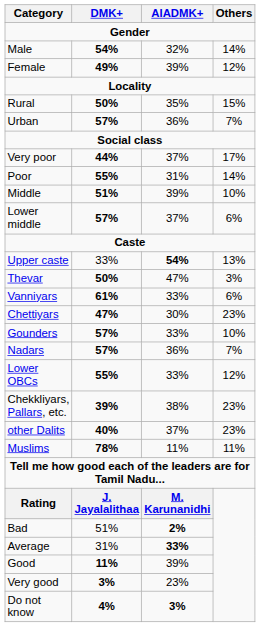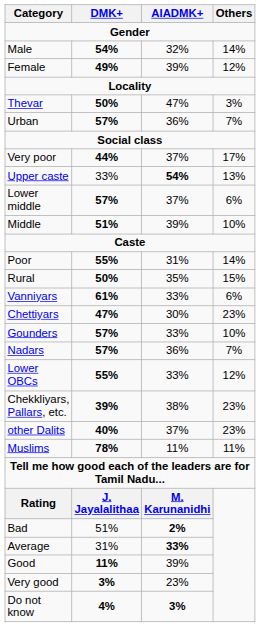rows swapped: (21, 103) <-> (25, 278)
rows swapped: (19, 176) <-> (38, 260)
rows swapped: (24, 218) <-> (24, 194)
